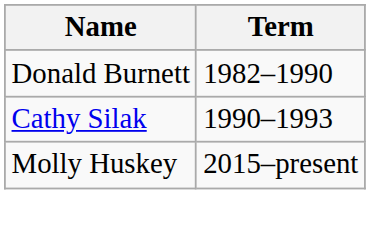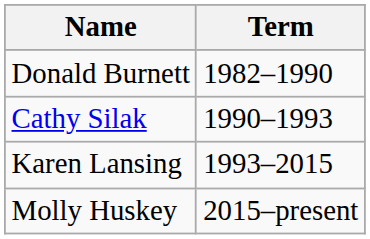+ row: (97, 164)
